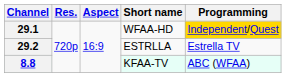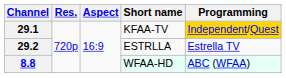(148, 30) WFAA-HD -> (146, 30) KFAA-TV
(146, 64) KFAA-TV -> (148, 64) WFAA-HD
